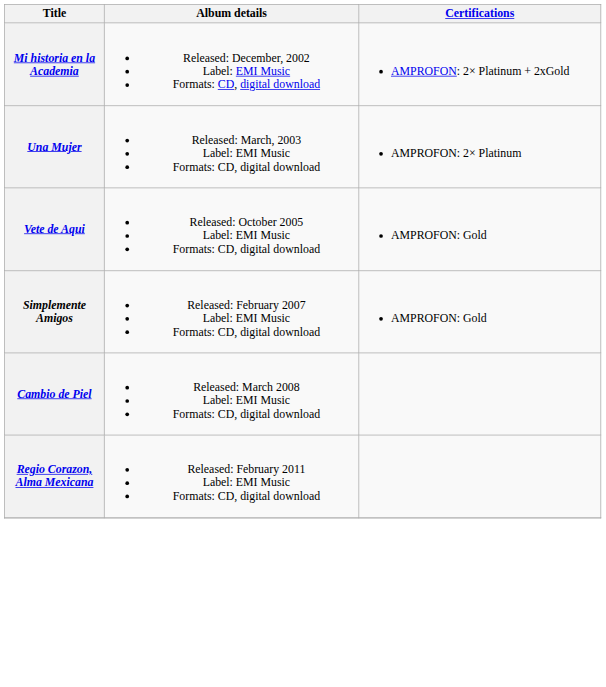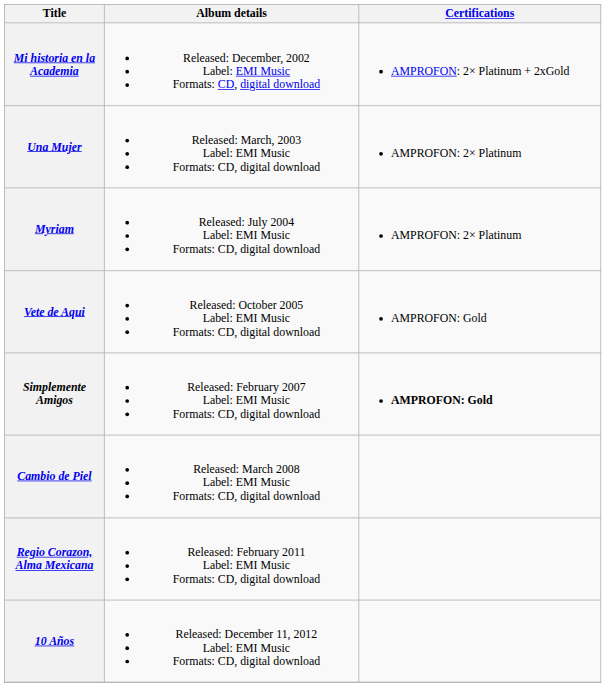+ row: (54, 229)
(480, 318) normal -> (480, 401) bold
+ row: (54, 641)
